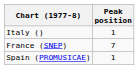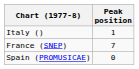(113, 58) 1 -> (113, 58) 0
